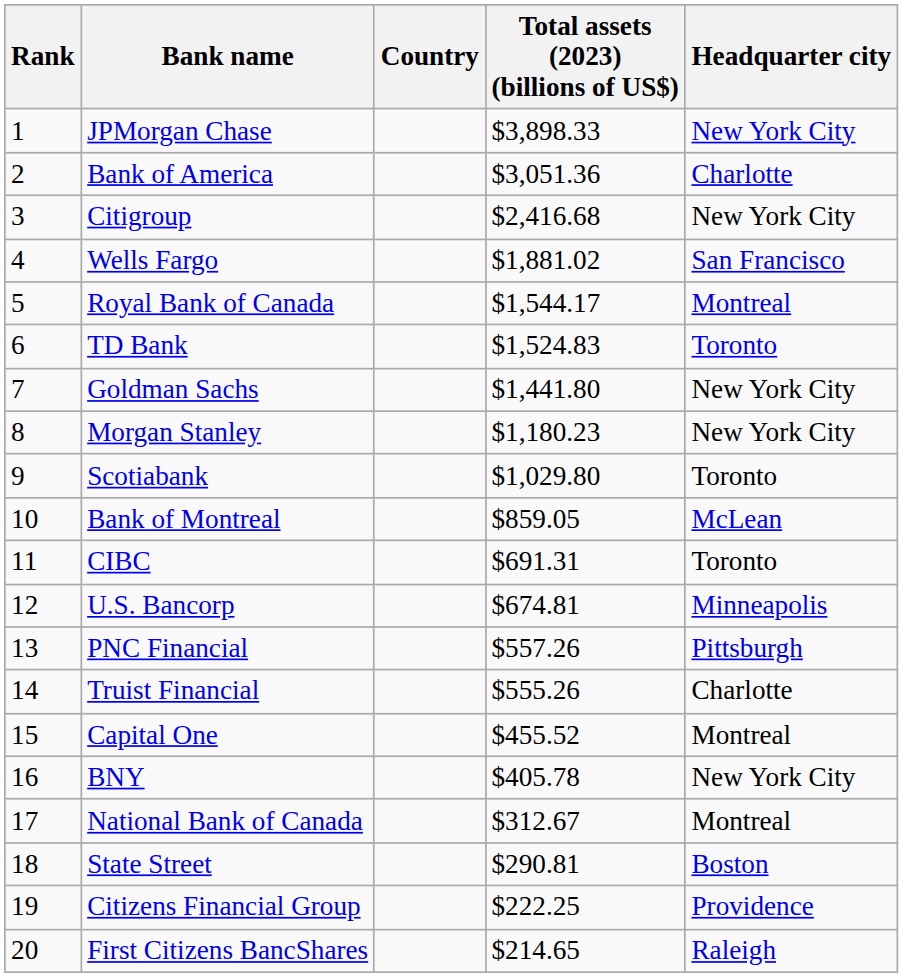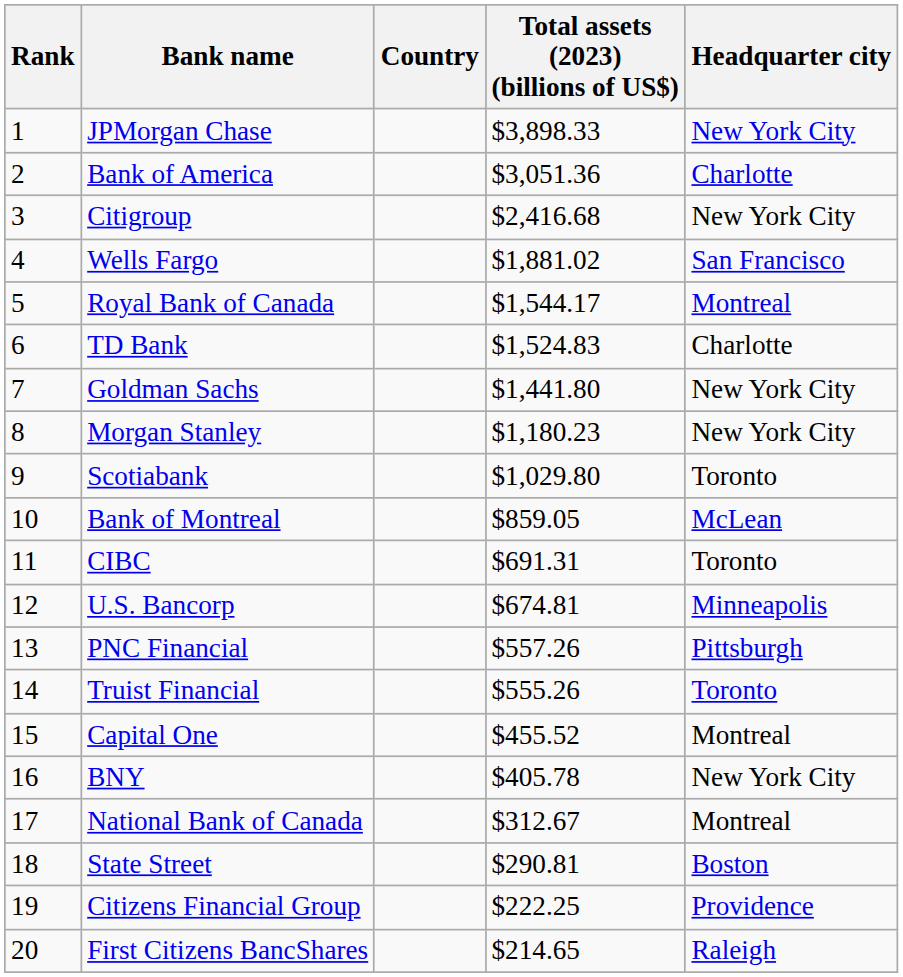(734, 346) Toronto -> (742, 346) Charlotte
(742, 691) Charlotte -> (734, 691) Toronto
